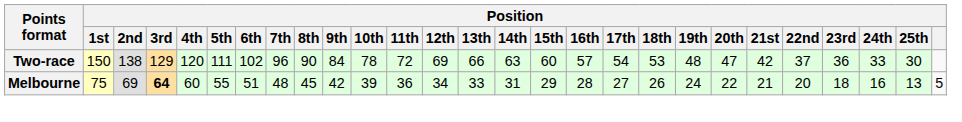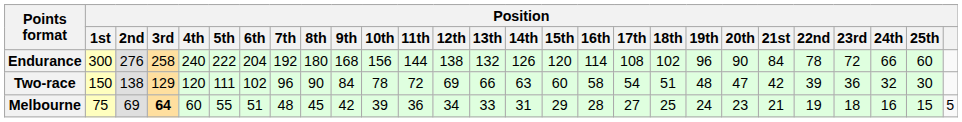+ row: (45, 60)
(585, 60) 57 -> (596, 83) 58
(657, 60) 53 -> (668, 83) 51
(803, 60) 37 -> (814, 83) 39
(878, 60) 33 -> (889, 83) 32
(657, 83) 26 -> (668, 105) 25
(729, 83) 22 -> (740, 105) 23
(803, 83) 20 -> (814, 105) 19
(914, 83) 13 -> (925, 105) 15
